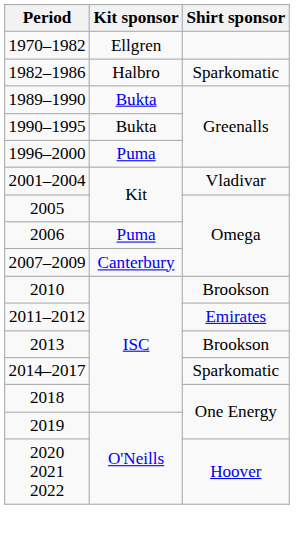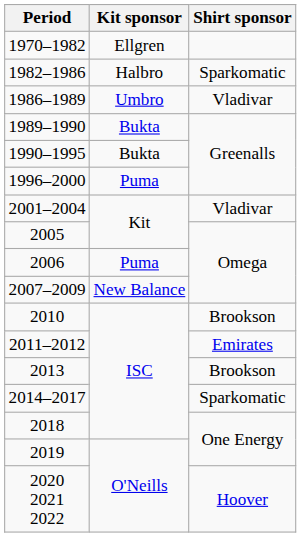+ row: (47, 99)
(136, 262) Canterbury -> (139, 289) New Balance
